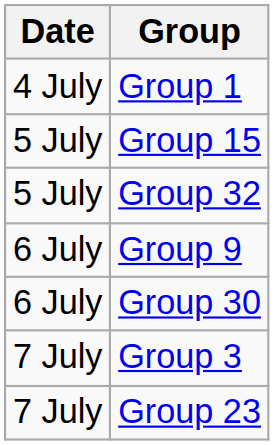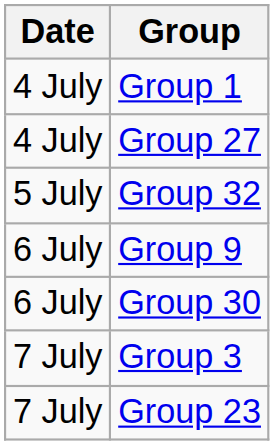+ row: (190, 140)
- row: (190, 140)
